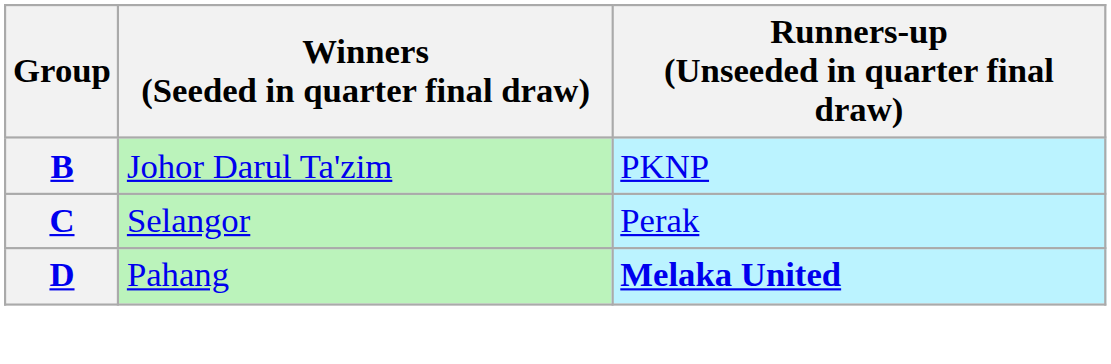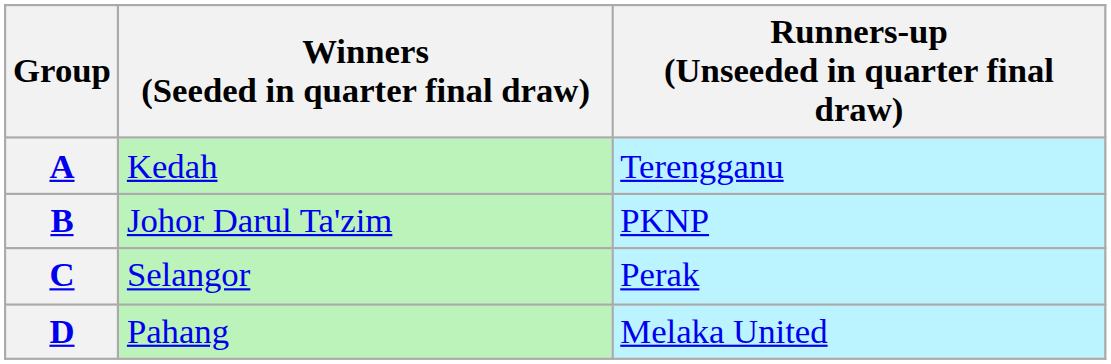+ row: (62, 165)
(731, 275) bold -> (724, 330) normal
